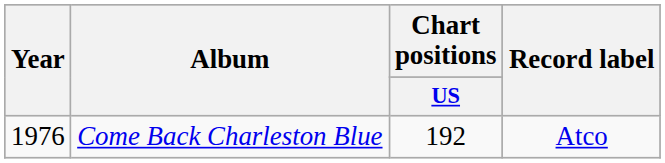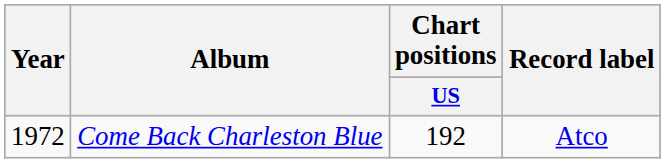(38, 136) 1976 -> (38, 136) 1972
